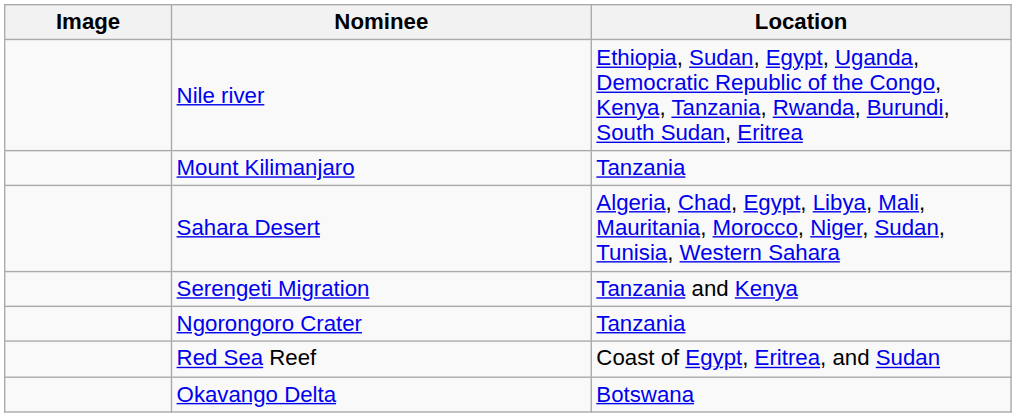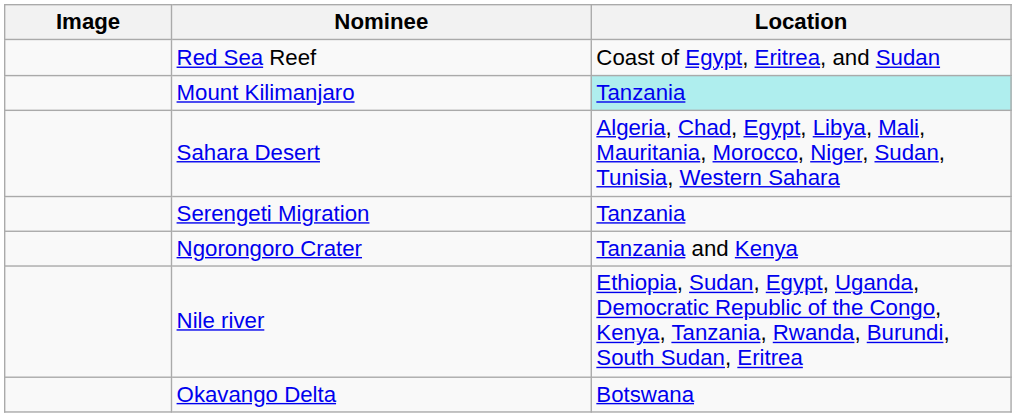rows swapped: (246, 358) <-> (220, 94)
(641, 167) no background -> (641, 92) paleturquoise background
(697, 288) Tanzania and Kenya -> (641, 213) Tanzania
(641, 323) Tanzania -> (697, 248) Tanzania and Kenya
